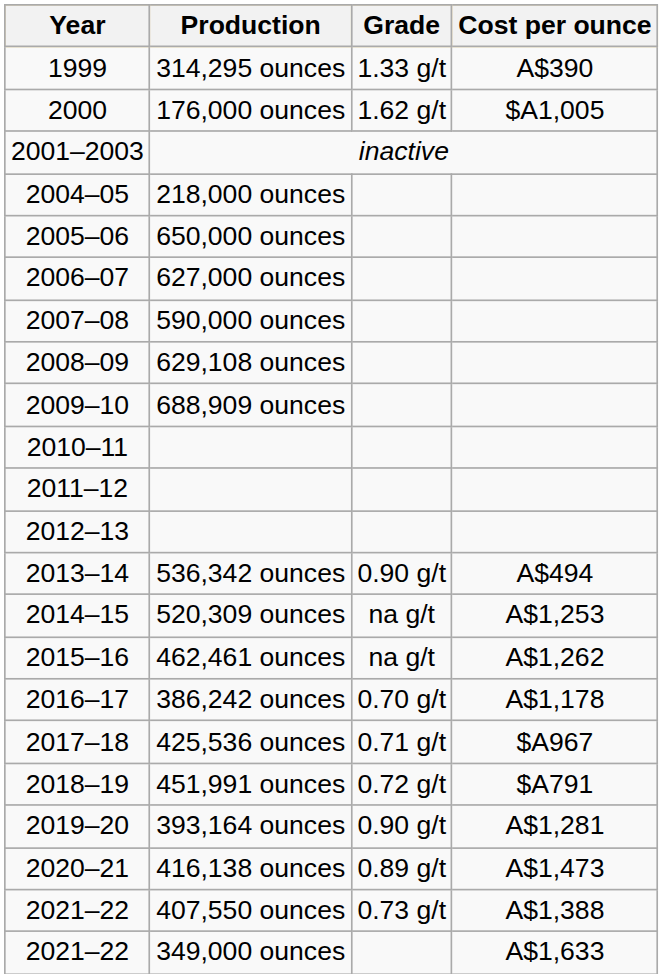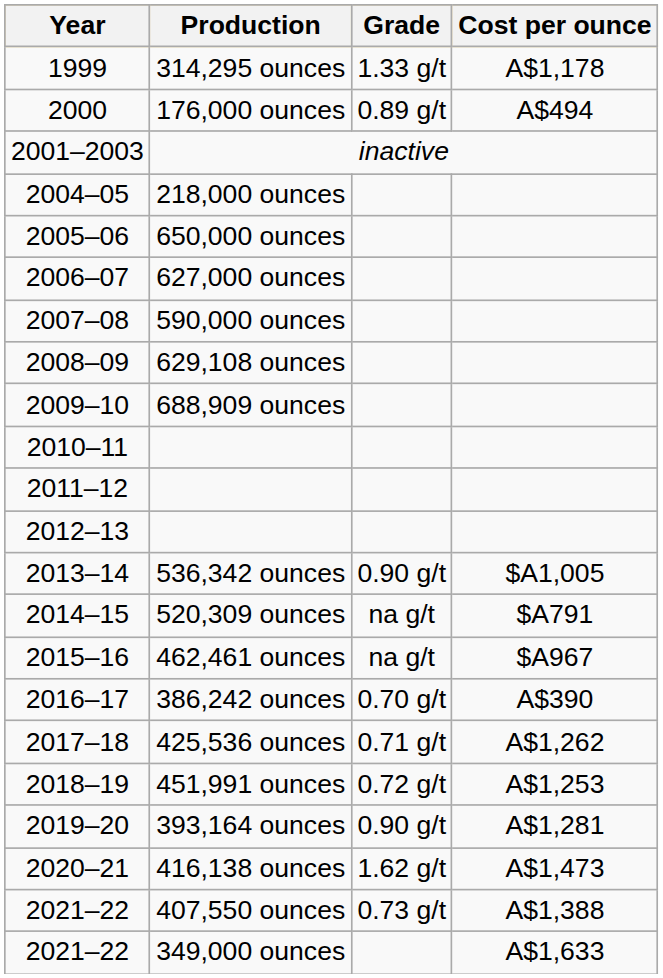(555, 67) A$390 -> (555, 67) A$1,178
(402, 109) 1.62 g/t -> (402, 109) 0.89 g/t
(555, 109) $A1,005 -> (555, 109) A$494
(555, 573) A$494 -> (555, 573) $A1,005
(555, 615) A$1,253 -> (555, 615) $A791
(555, 657) A$1,262 -> (555, 657) $A967
(555, 699) A$1,178 -> (555, 699) A$390
(555, 741) $A967 -> (555, 741) A$1,262
(555, 783) $A791 -> (555, 783) A$1,253
(402, 868) 0.89 g/t -> (402, 868) 1.62 g/t
